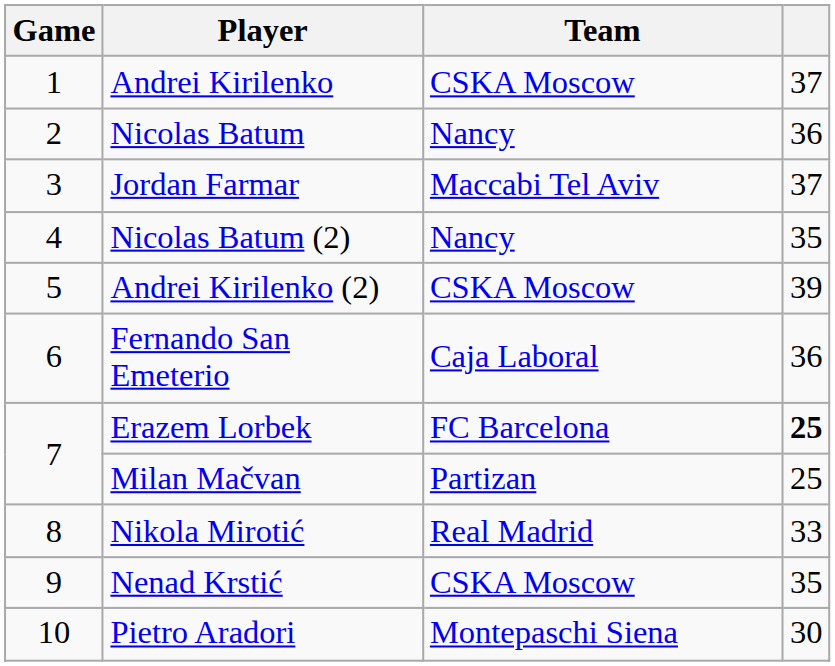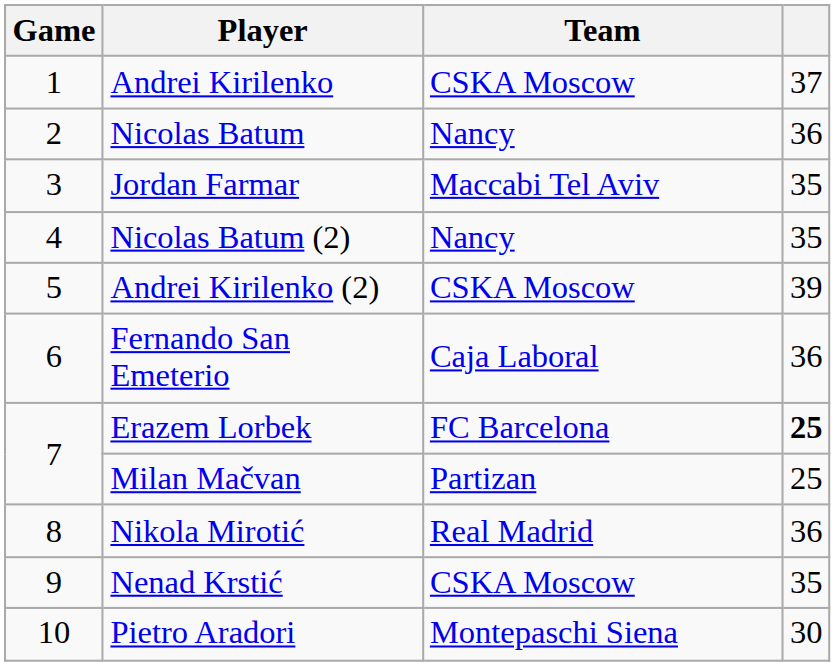(806, 184) 37 -> (806, 184) 35
(806, 530) 33 -> (806, 530) 36
